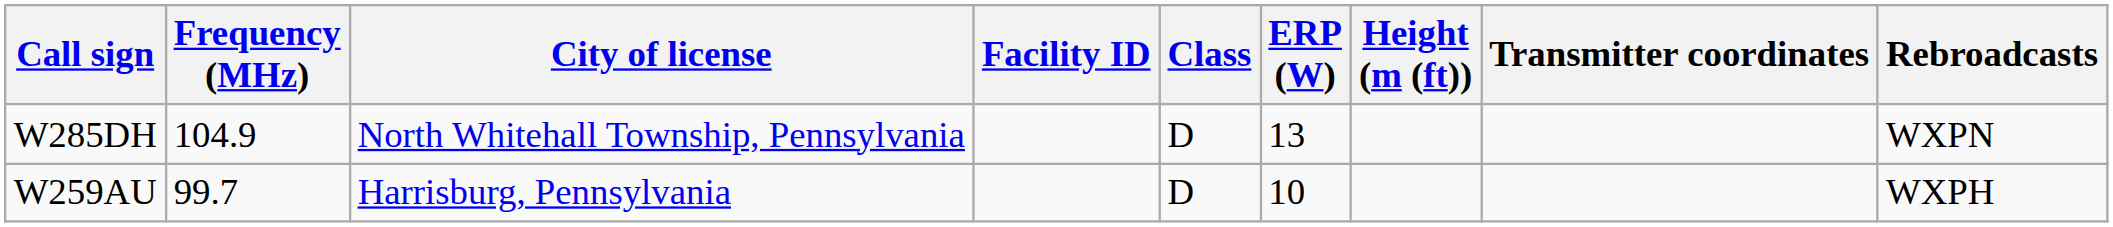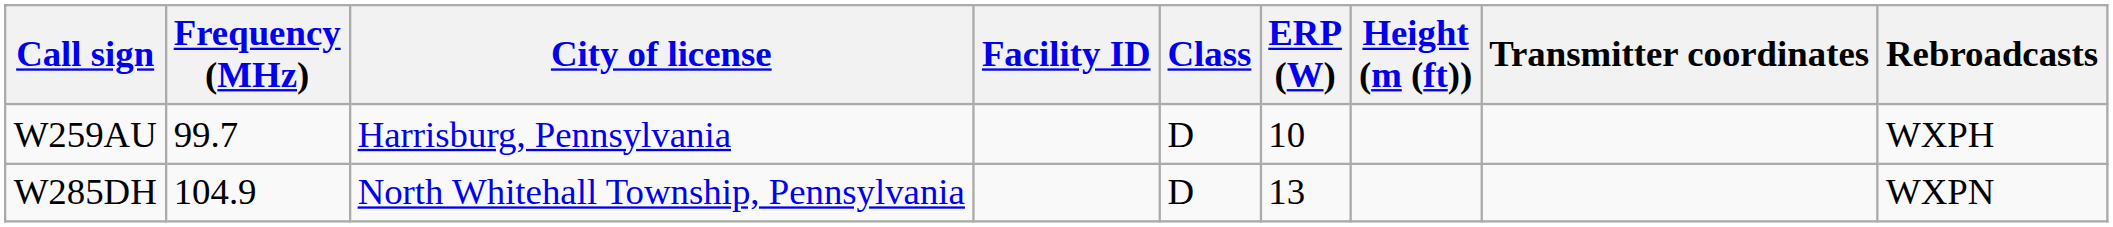rows swapped: (85, 191) <-> (85, 133)
